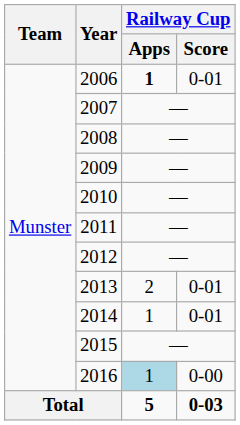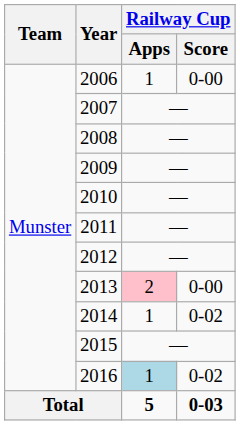(149, 78) bold -> (149, 78) normal
(206, 78) 0-01 -> (206, 78) 0-00
(149, 286) no background -> (149, 286) pink background
(206, 286) 0-01 -> (206, 286) 0-00
(206, 316) 0-01 -> (206, 316) 0-02
(206, 375) 0-00 -> (206, 375) 0-02
